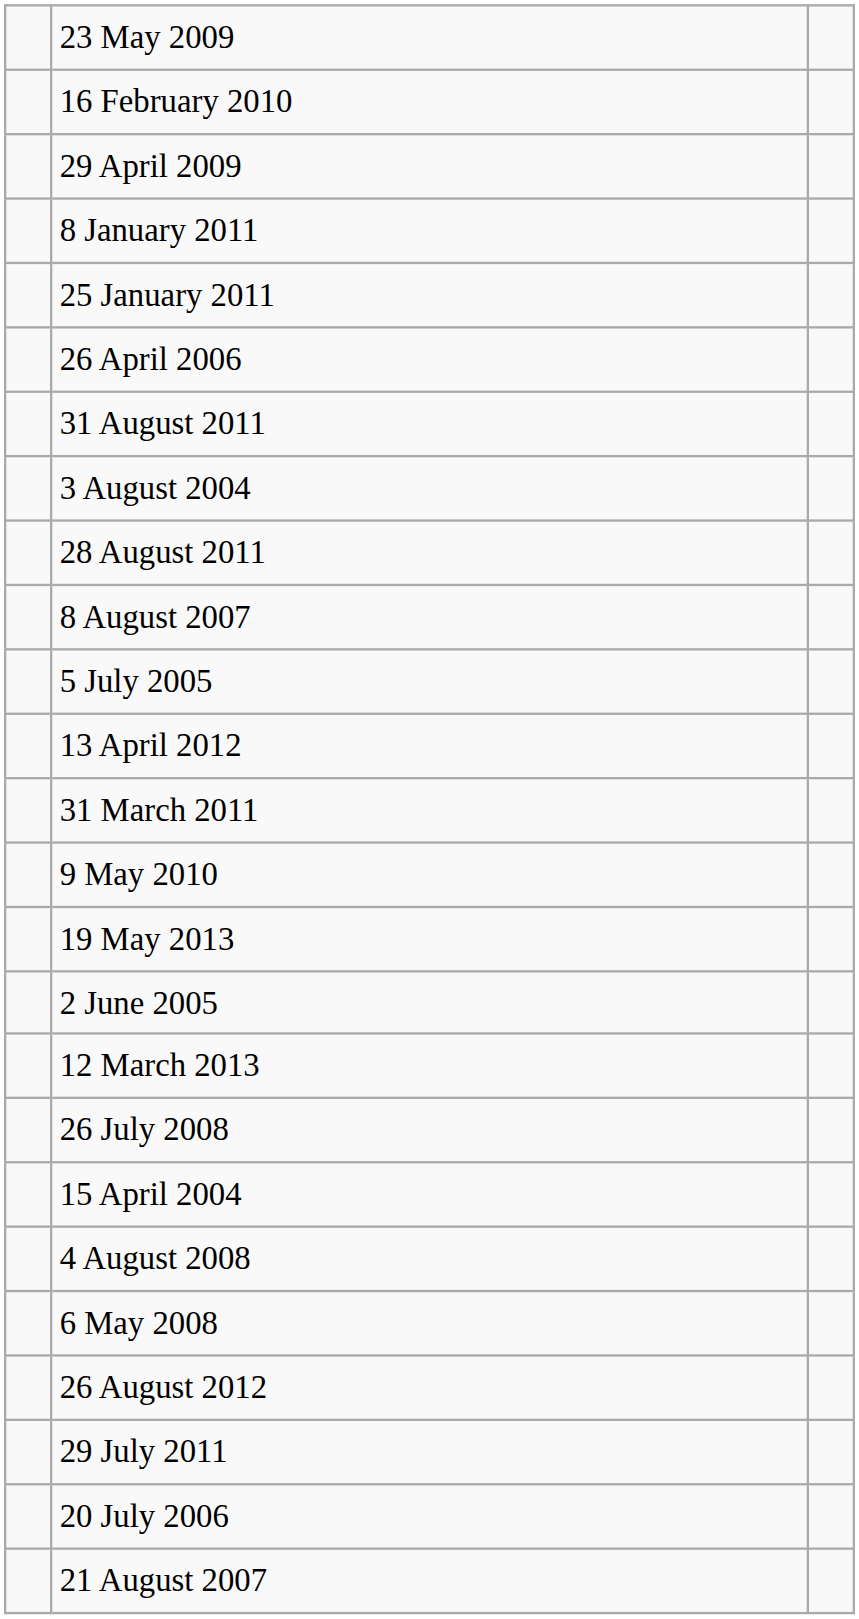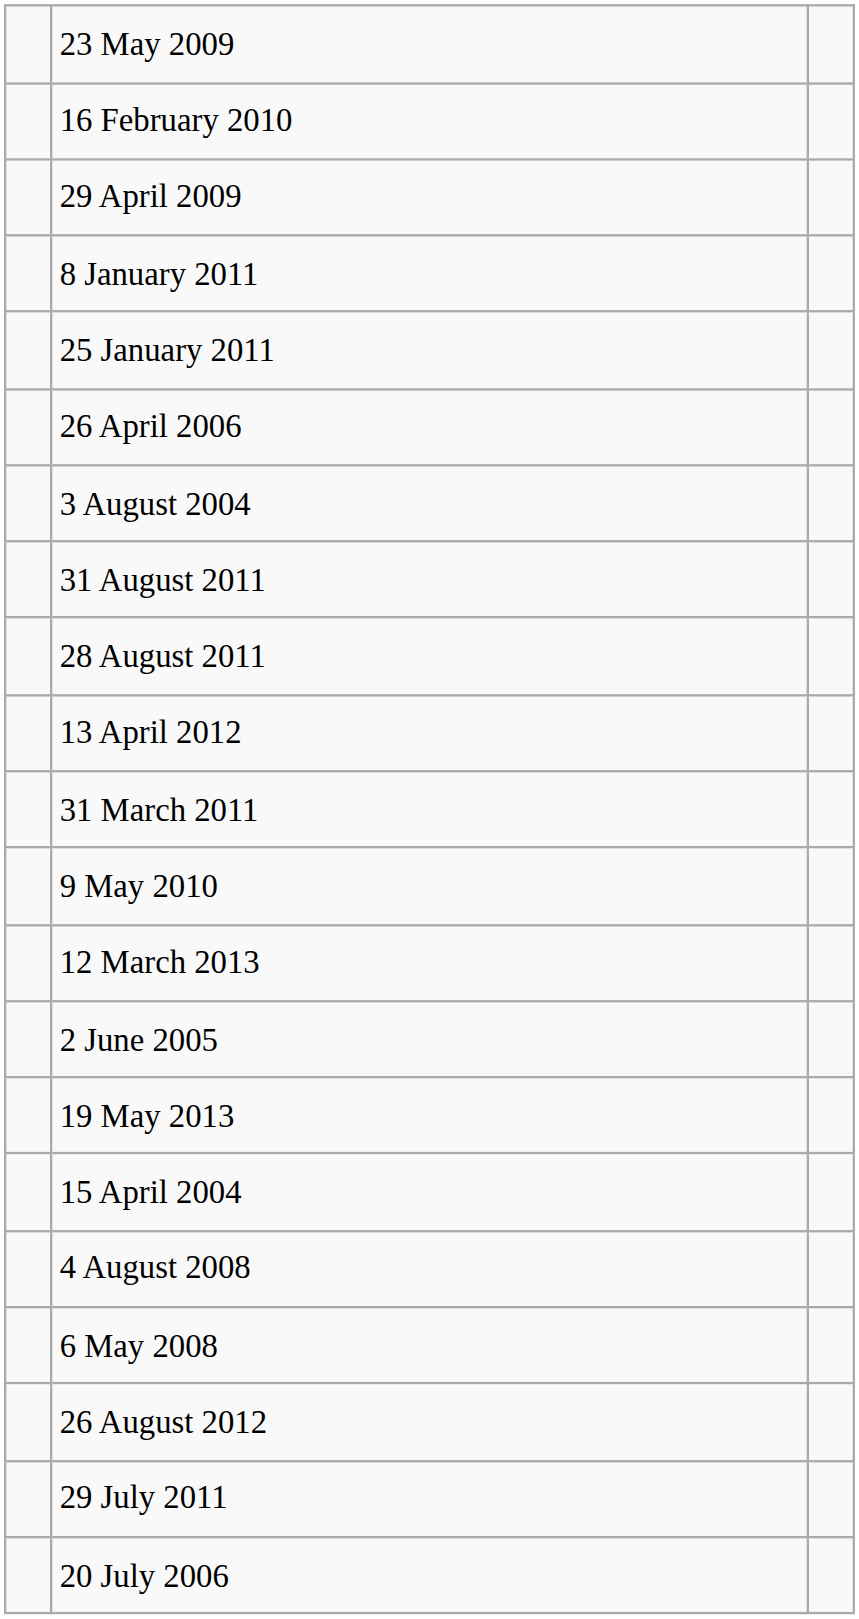rows swapped: (163, 423) <-> (155, 487)
- row: (155, 615)
- row: (136, 680)
rows swapped: (160, 1066) <-> (147, 937)
- row: (144, 1130)
- row: (163, 1580)
